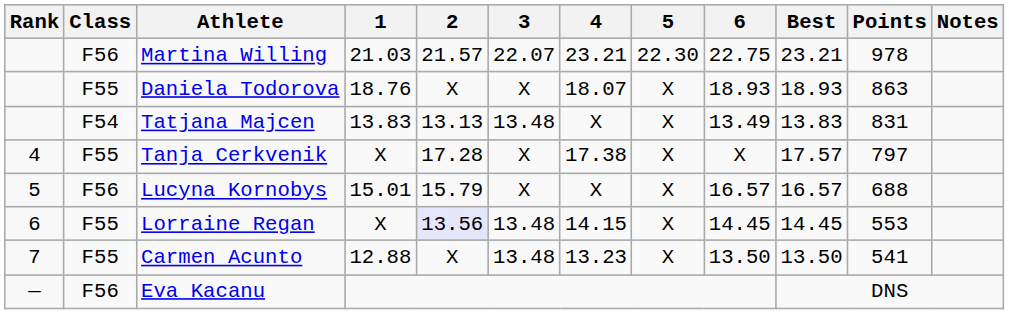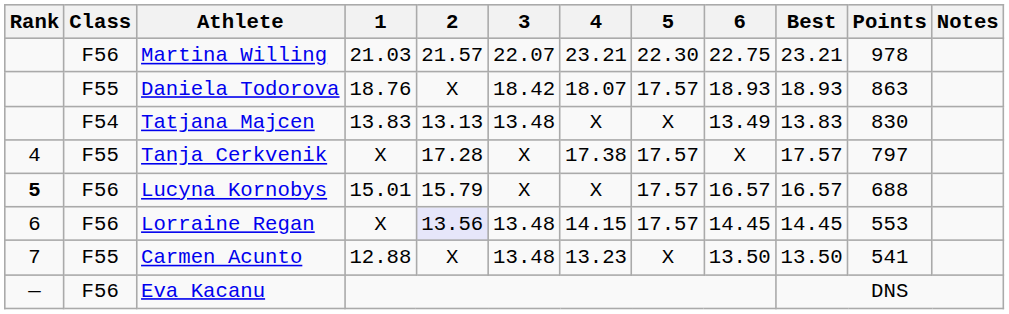(524, 89) X -> (524, 89) 18.42
(668, 89) X -> (668, 89) 17.57
(890, 123) 831 -> (890, 123) 830
(668, 156) X -> (668, 156) 17.57
(35, 190) normal -> (35, 190) bold
(668, 190) X -> (668, 190) 17.57
(100, 224) F55 -> (100, 224) F56
(668, 224) X -> (668, 224) 17.57
